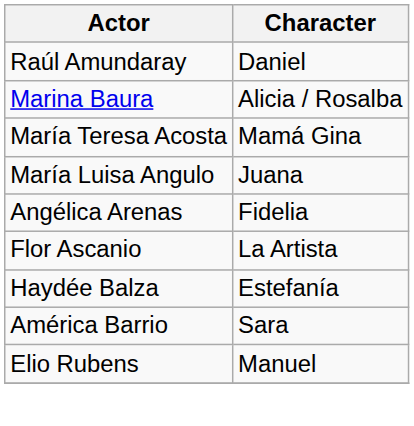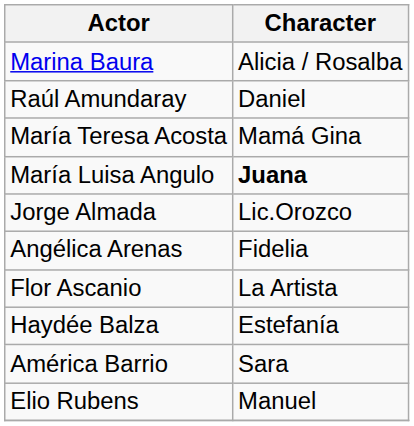rows swapped: (82, 99) <-> (98, 61)
(271, 174) normal -> (273, 174) bold
+ row: (83, 212)
